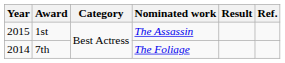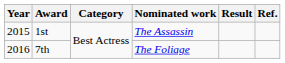(18, 49) 2014 -> (18, 49) 2016
